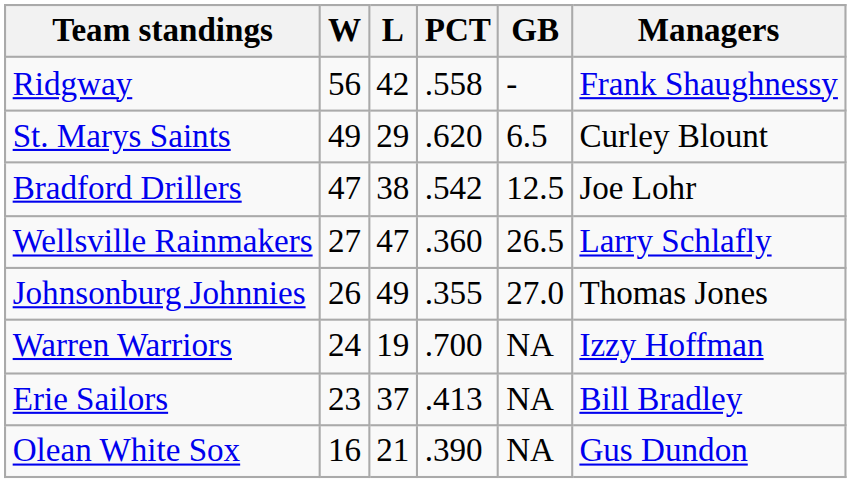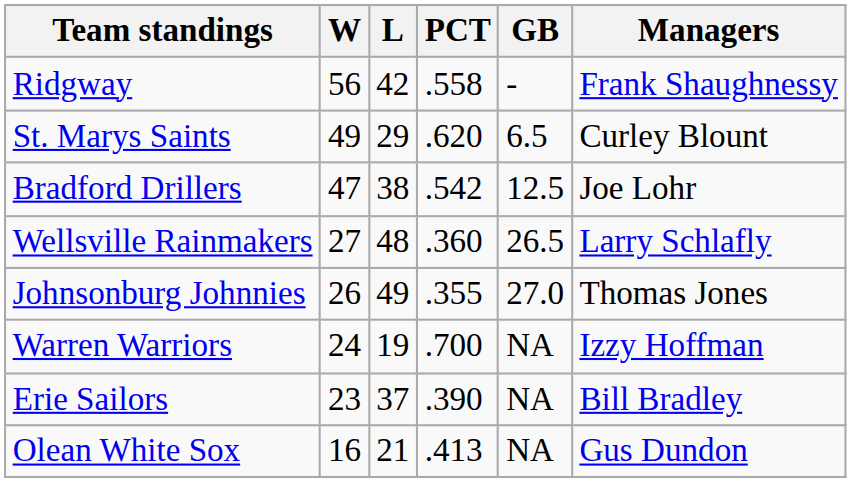(393, 240) 47 -> (393, 240) 48
(454, 398) .413 -> (454, 398) .390
(454, 450) .390 -> (454, 450) .413
